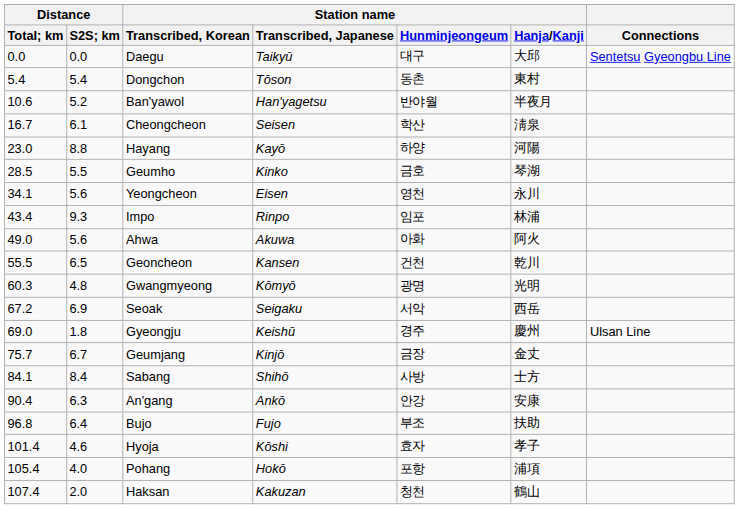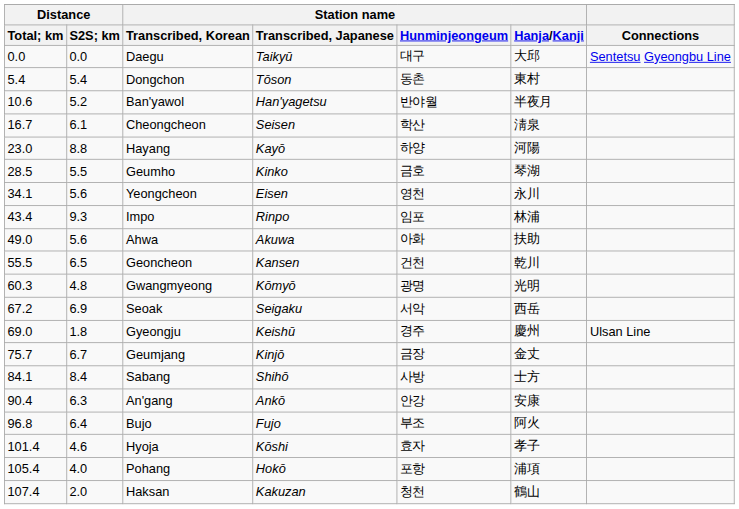(527, 240) 阿火 -> (527, 240) 扶助
(527, 423) 扶助 -> (527, 423) 阿火
